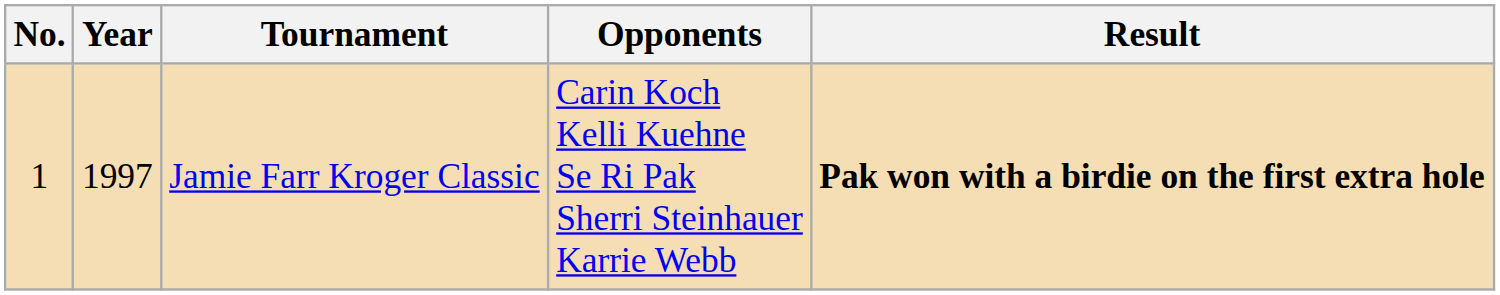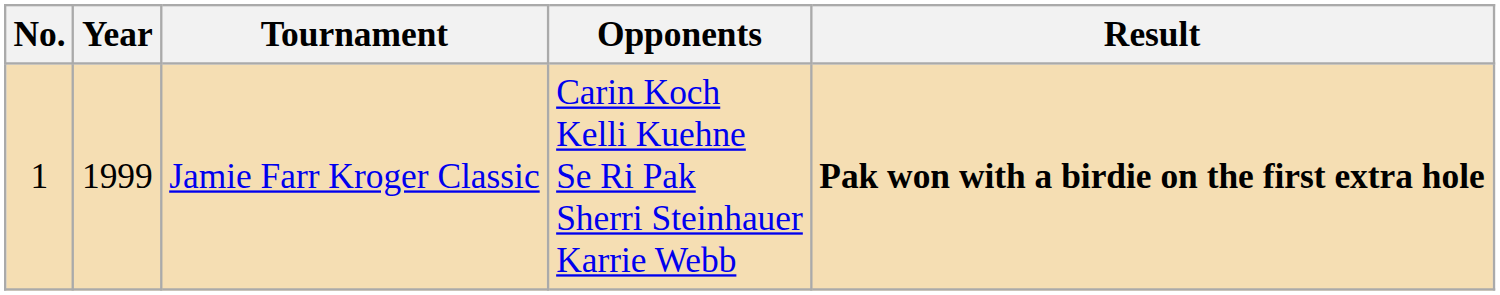(117, 176) 1997 -> (117, 176) 1999
